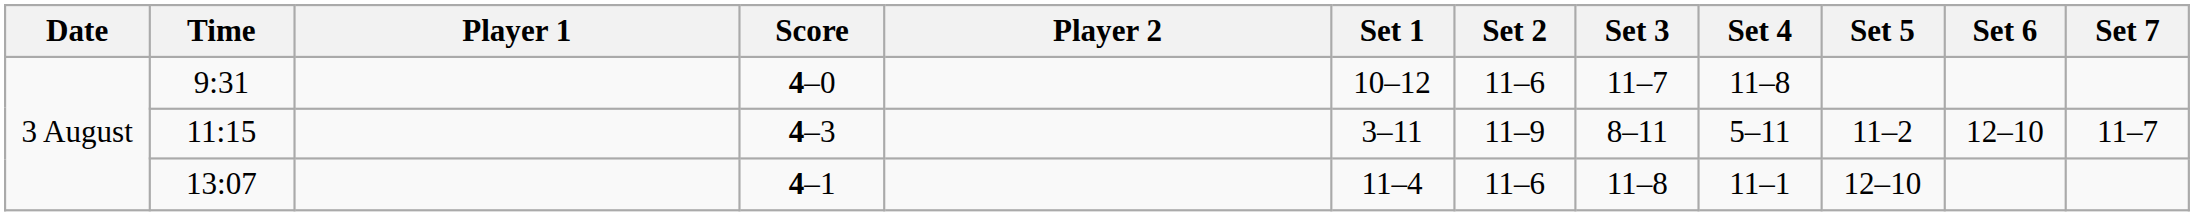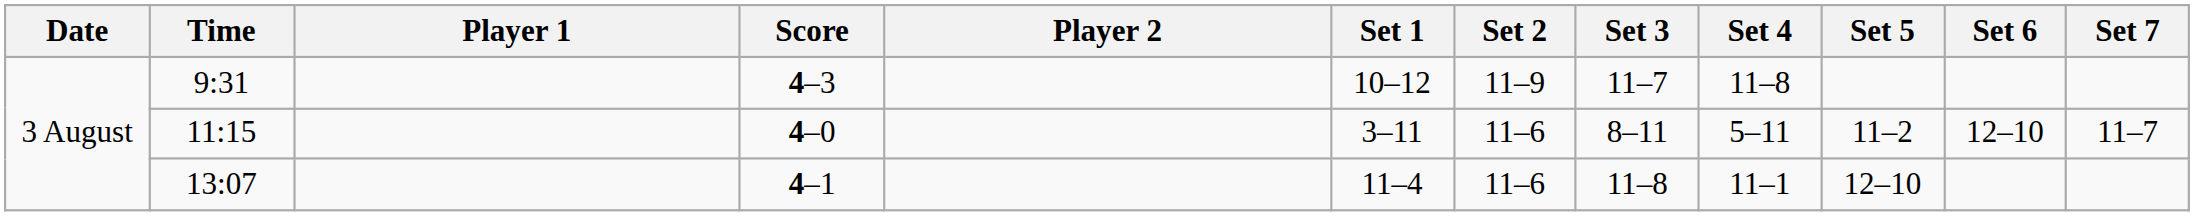(812, 81) 4–0 -> (812, 81) 4–3
(1515, 81) 11–6 -> (1515, 81) 11–9
(812, 133) 4–3 -> (812, 133) 4–0
(1515, 133) 11–9 -> (1515, 133) 11–6
